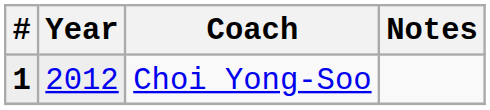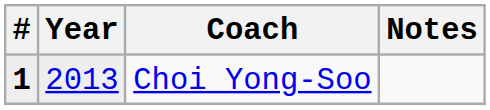(82, 80) 2012 -> (82, 80) 2013
